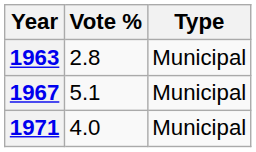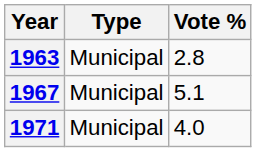columns swapped: (106, 22) <-> (199, 22)
